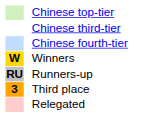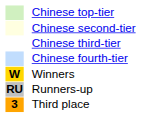+ row: (80, 28)
- row: (55, 104)
